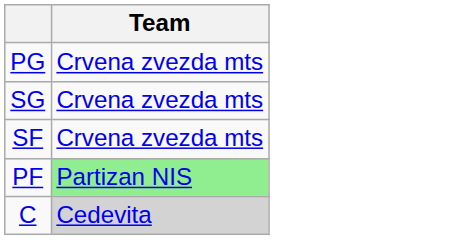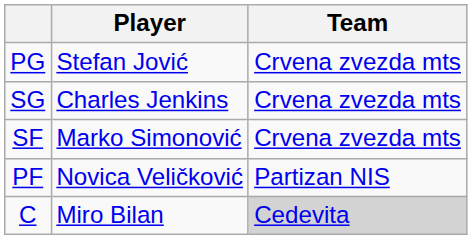+ column: (150, 23)
(124, 176) lightgreen background -> (322, 176) no background
